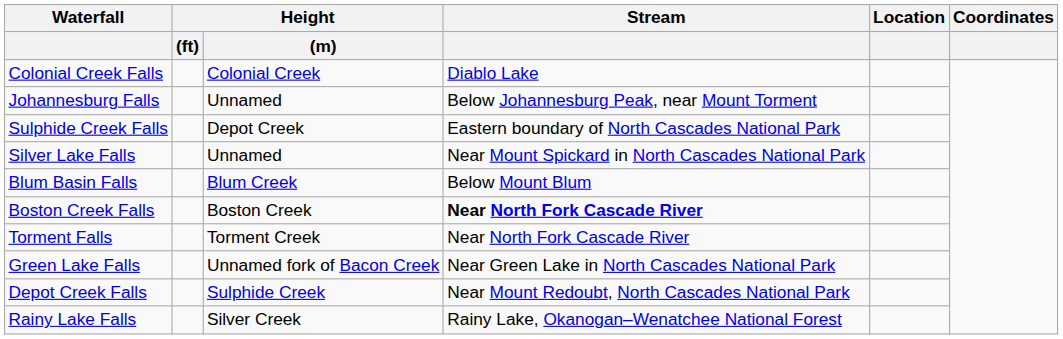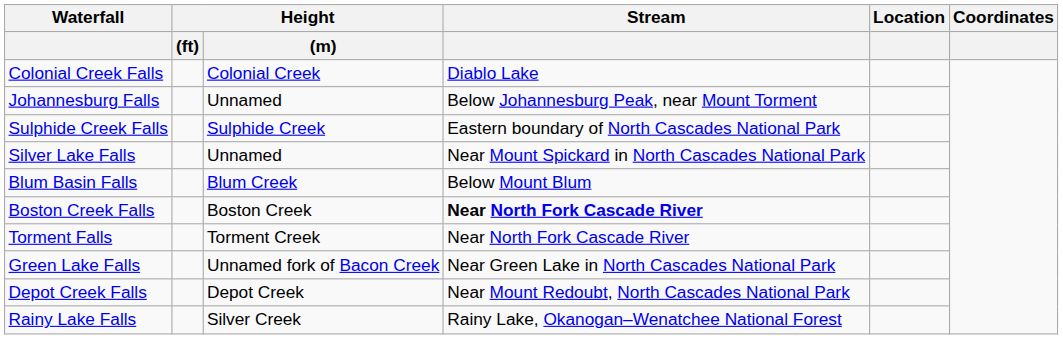(255, 127) Depot Creek -> (266, 127) Sulphide Creek
(266, 292) Sulphide Creek -> (255, 292) Depot Creek
